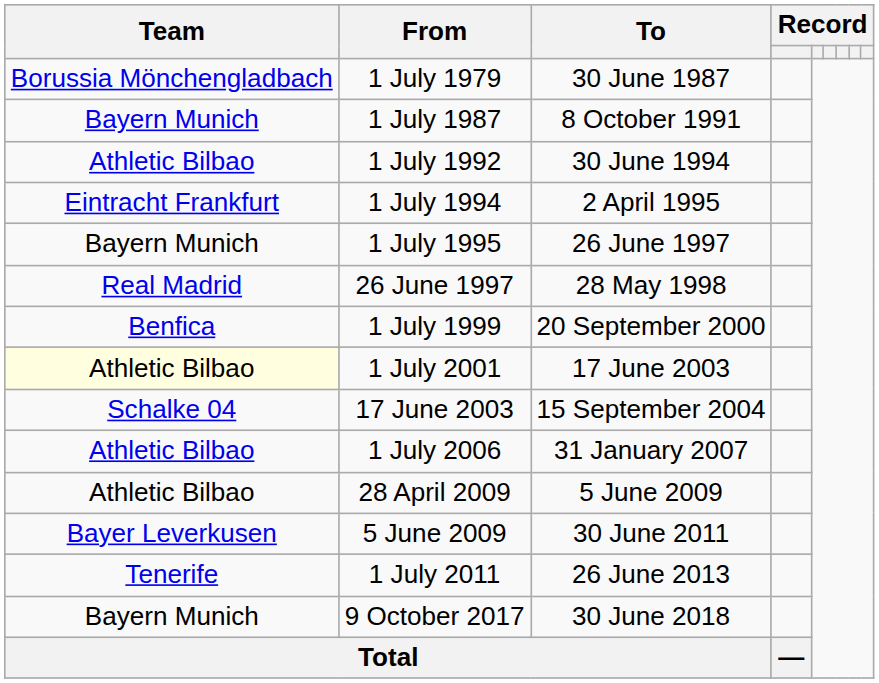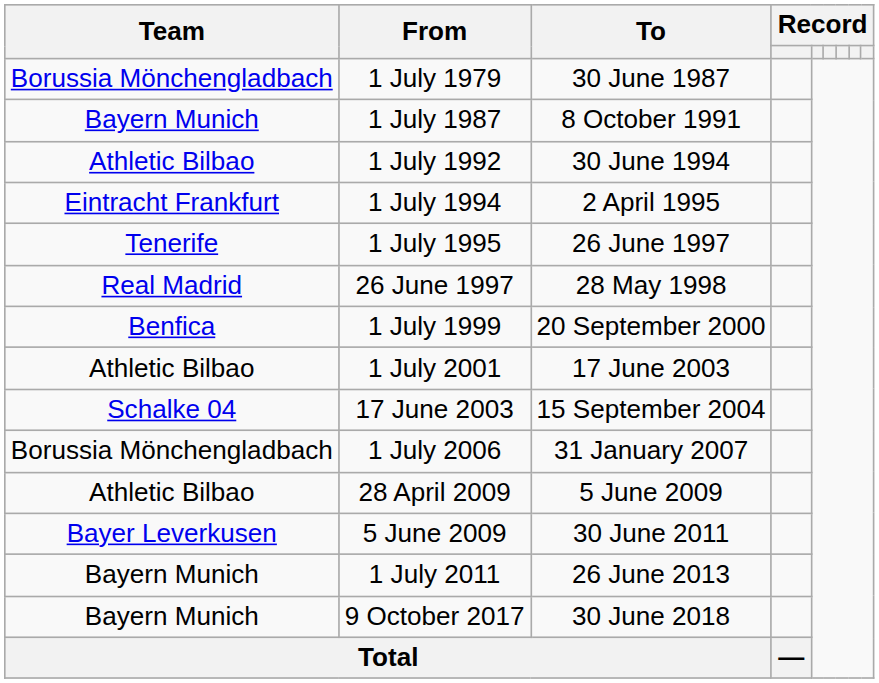(172, 244) Bayern Munich -> (172, 244) Tenerife
(172, 368) lightyellow background -> (172, 368) no background
(172, 450) Athletic Bilbao -> (172, 450) Borussia Mönchengladbach
(172, 574) Tenerife -> (172, 574) Bayern Munich
